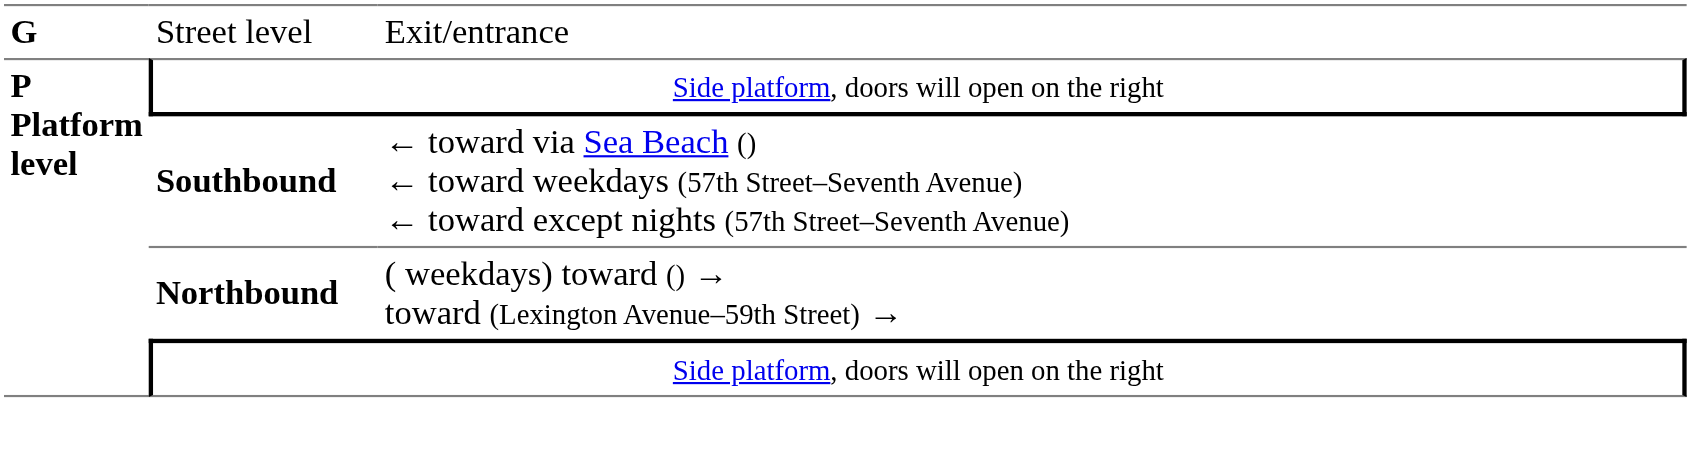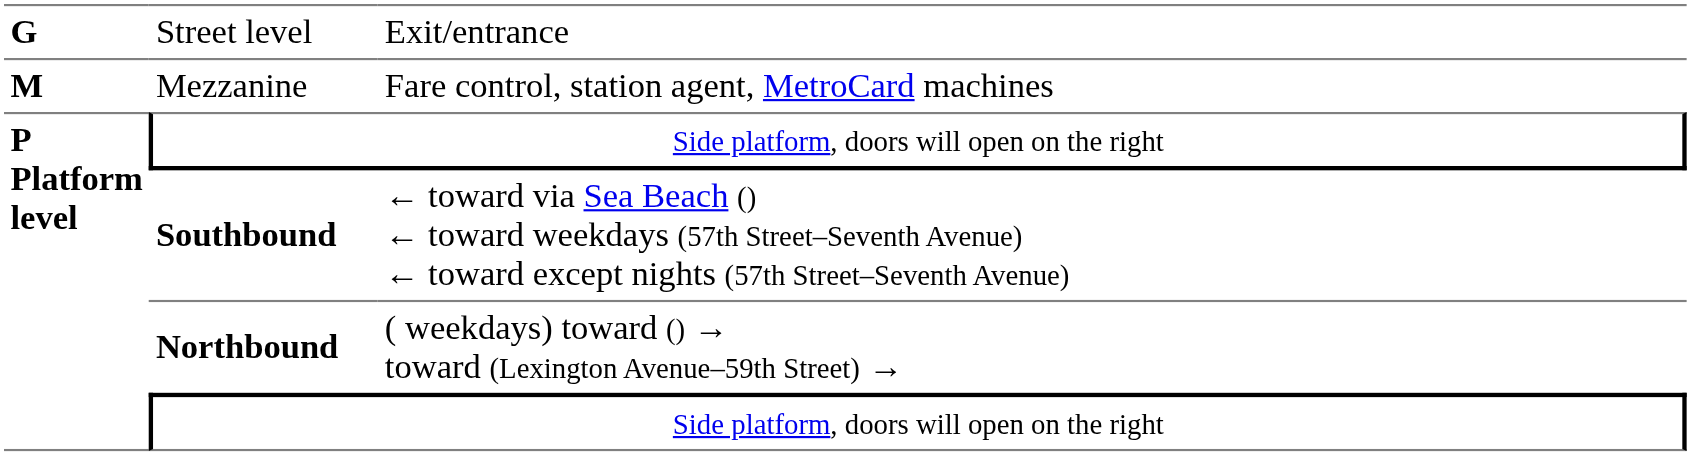+ row: (232, 85)
